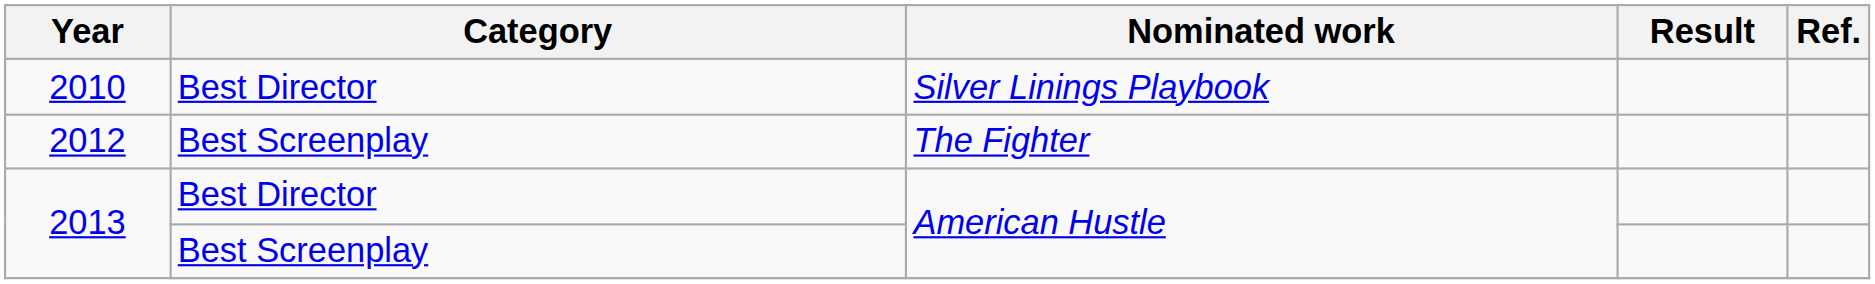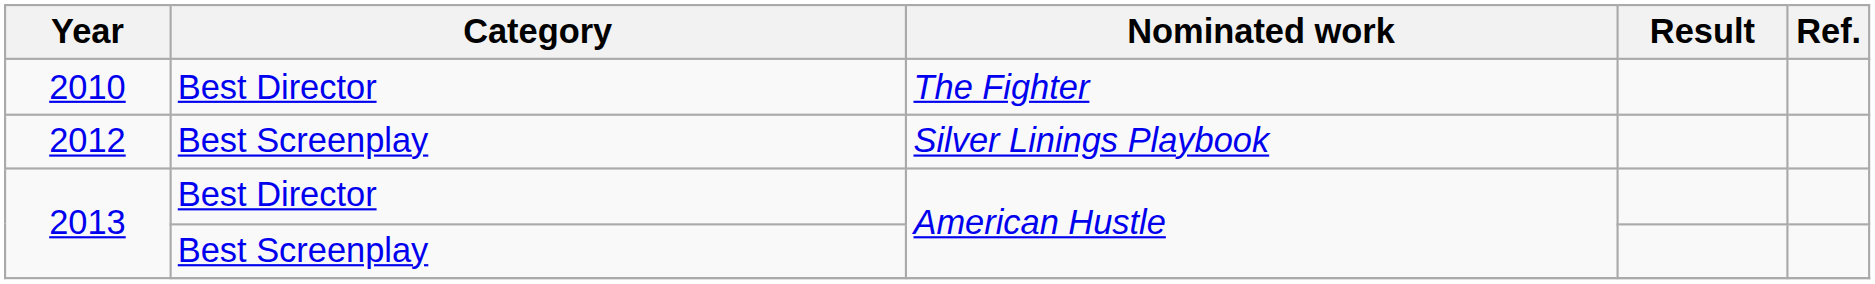(1091, 86) Silver Linings Playbook -> (1001, 86) The Fighter
(1001, 140) The Fighter -> (1091, 140) Silver Linings Playbook
